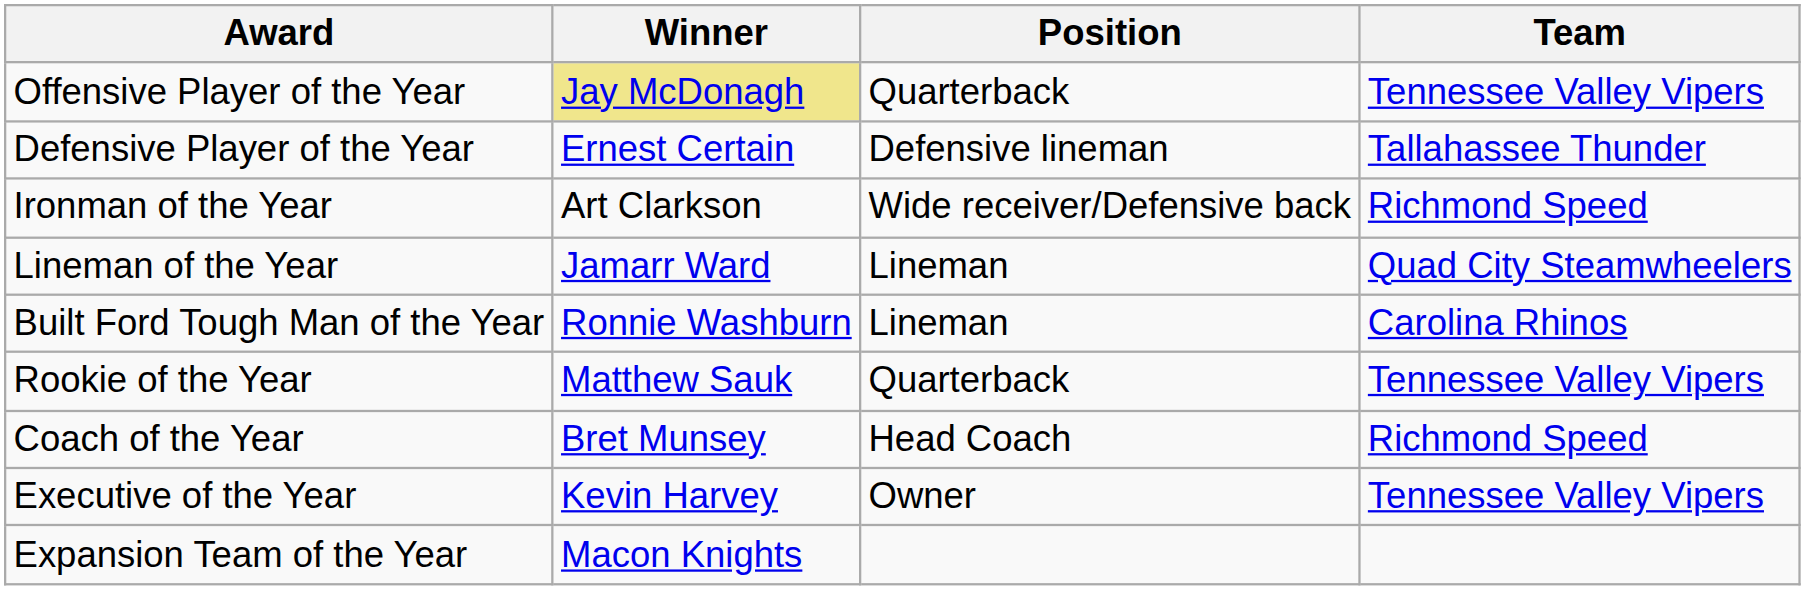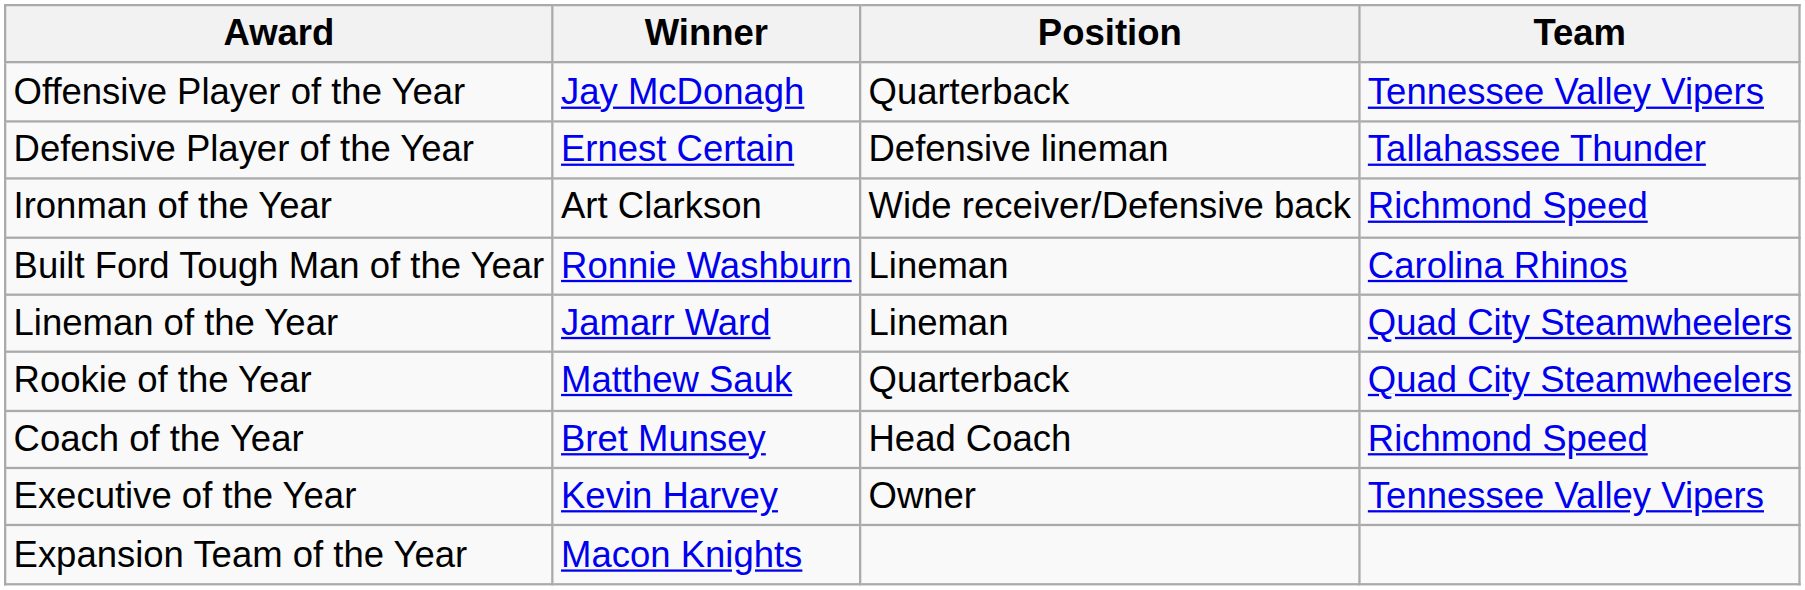(683, 91) khaki background -> (683, 91) no background
rows swapped: (176, 264) <-> (279, 322)
(1566, 380) Tennessee Valley Vipers -> (1580, 380) Quad City Steamwheelers
